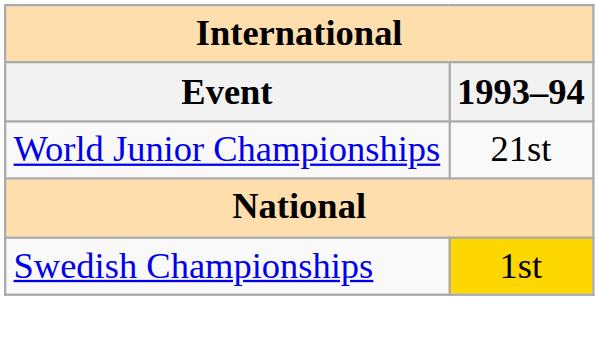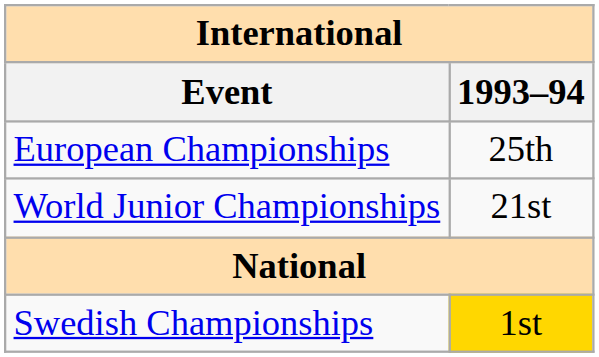+ row: (202, 149)
